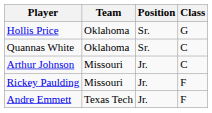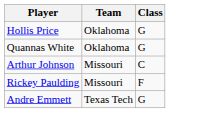- column: (157, 13)
(184, 47) C -> (142, 47) G
(183, 99) F -> (142, 99) G
